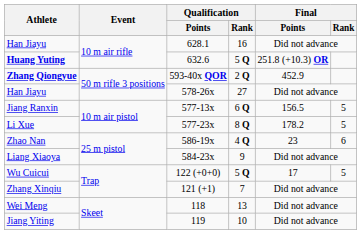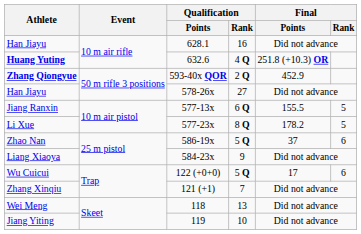(242, 60) 5 Q -> (242, 60) 4 Q
(293, 108) 156.5 -> (293, 108) 155.5
(242, 141) 4 Q -> (242, 141) 5 Q
(293, 141) 23 -> (293, 141) 37
(344, 173) 5 -> (344, 173) 6
